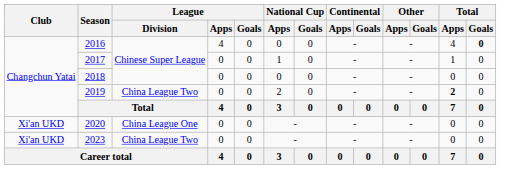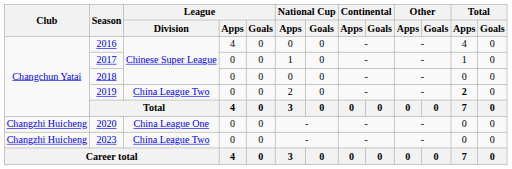(481, 44) bold -> (492, 44) normal
(41, 124) Xi'an UKD -> (47, 124) Changzhi Huicheng
(41, 140) Xi'an UKD -> (47, 140) Changzhi Huicheng
